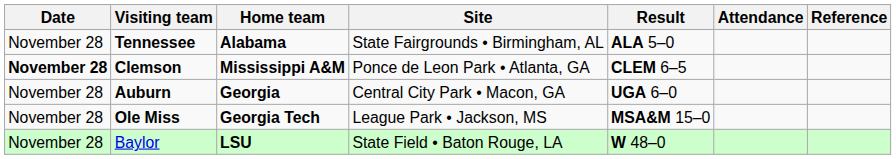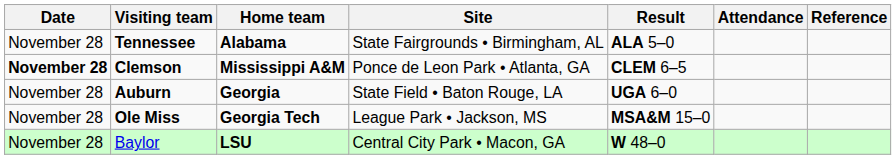(459, 92) Central City Park • Macon, GA -> (457, 92) State Field • Baton Rouge, LA
(457, 142) State Field • Baton Rouge, LA -> (459, 142) Central City Park • Macon, GA
